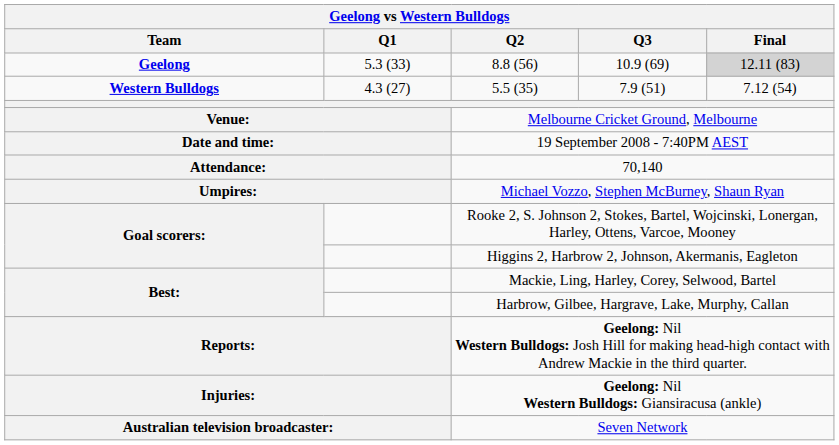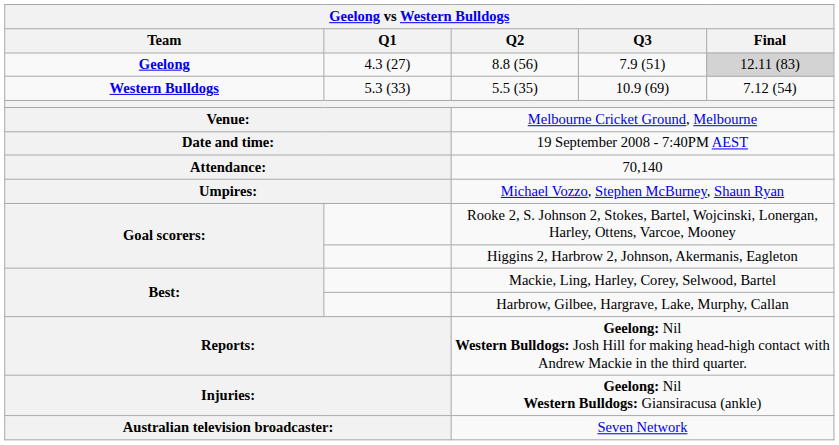(387, 64) 5.3 (33) -> (387, 64) 4.3 (27)
(642, 64) 10.9 (69) -> (642, 64) 7.9 (51)
(387, 88) 4.3 (27) -> (387, 88) 5.3 (33)
(642, 88) 7.9 (51) -> (642, 88) 10.9 (69)
